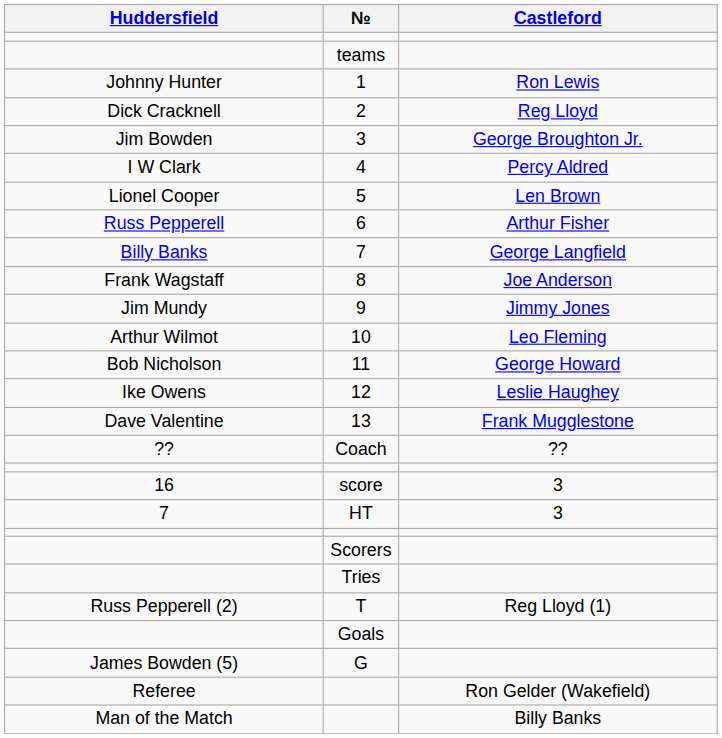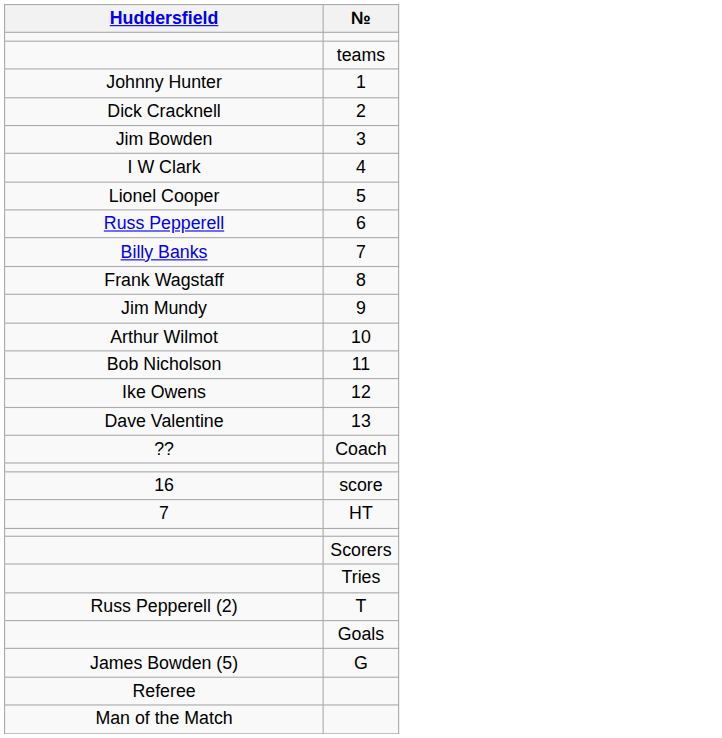- column: (558, 18)
